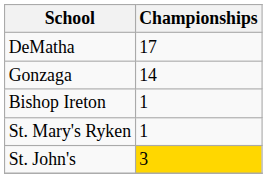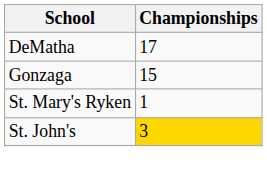(148, 74) 14 -> (148, 74) 15
- row: (57, 103)
